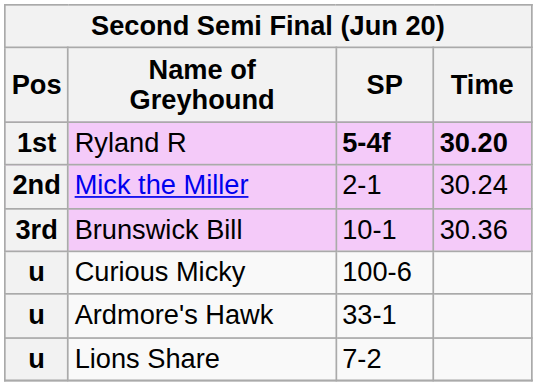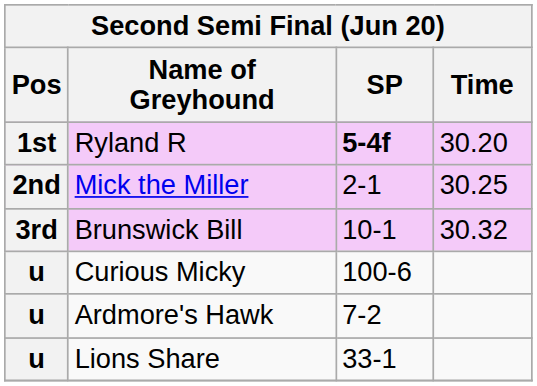(474, 142) bold -> (474, 142) normal
(474, 186) 30.24 -> (474, 186) 30.25
(474, 229) 30.36 -> (474, 229) 30.32
(369, 315) 33-1 -> (362, 315) 7-2
(362, 358) 7-2 -> (369, 358) 33-1
